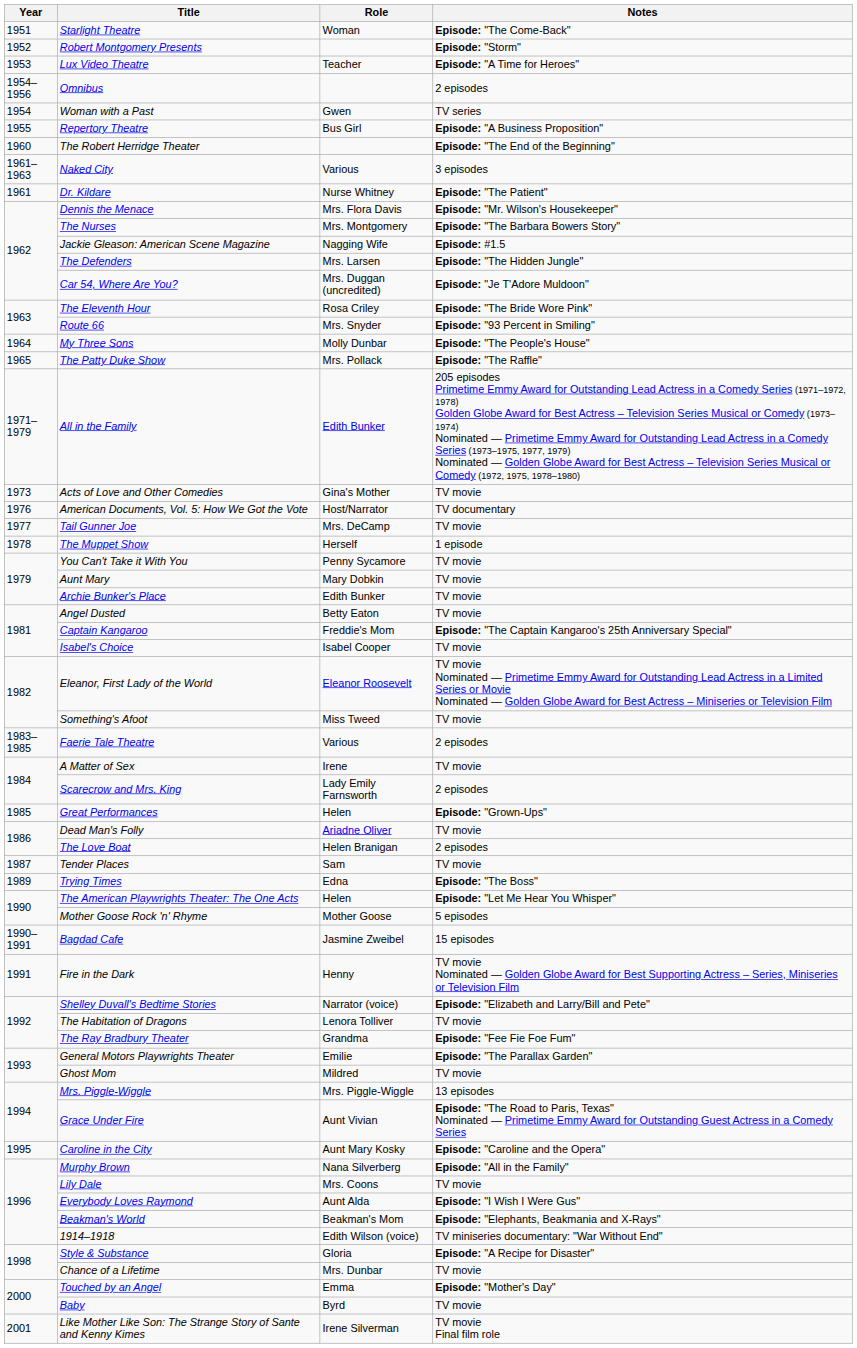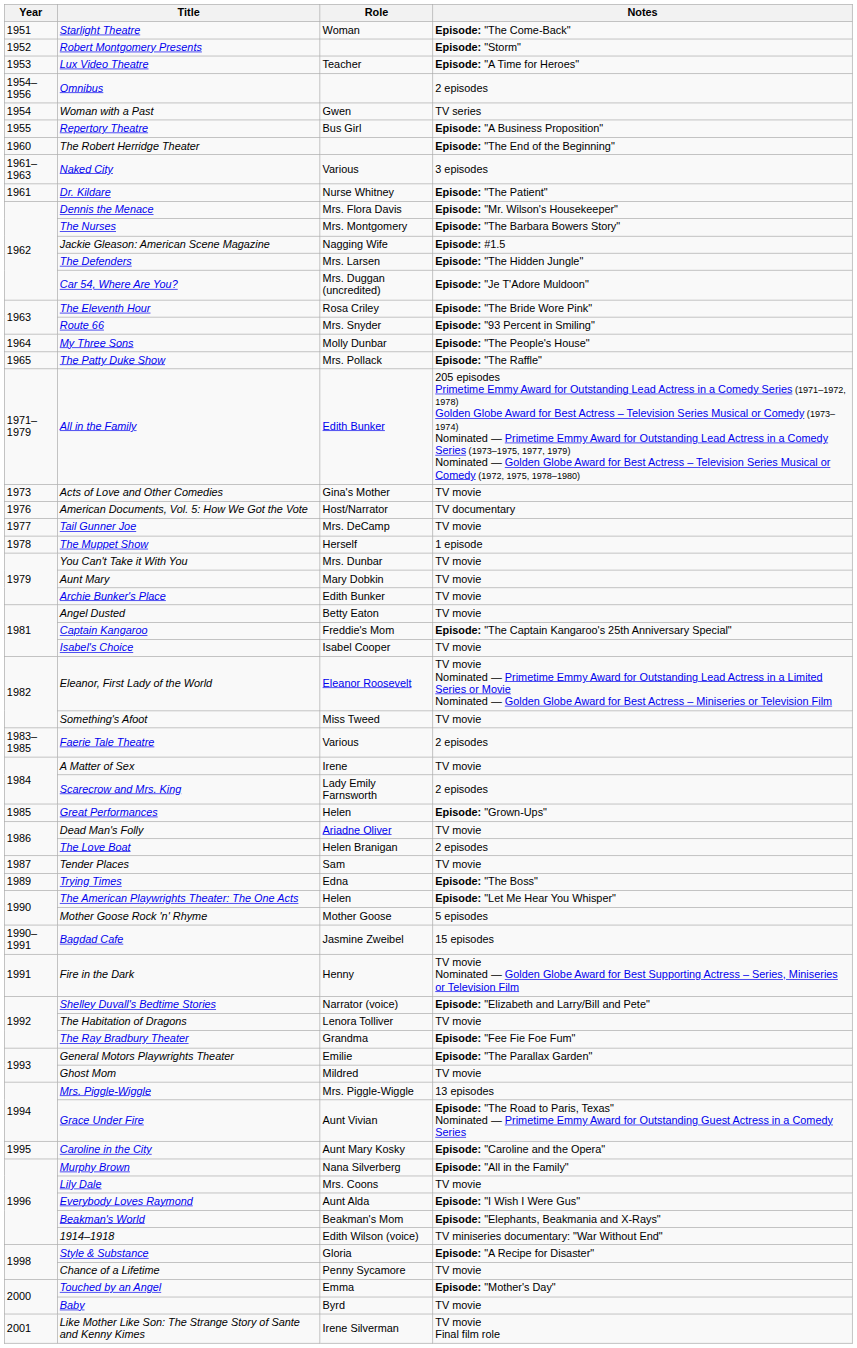(364, 561) Penny Sycamore -> (353, 561) Mrs. Dunbar
(353, 1270) Mrs. Dunbar -> (364, 1270) Penny Sycamore
